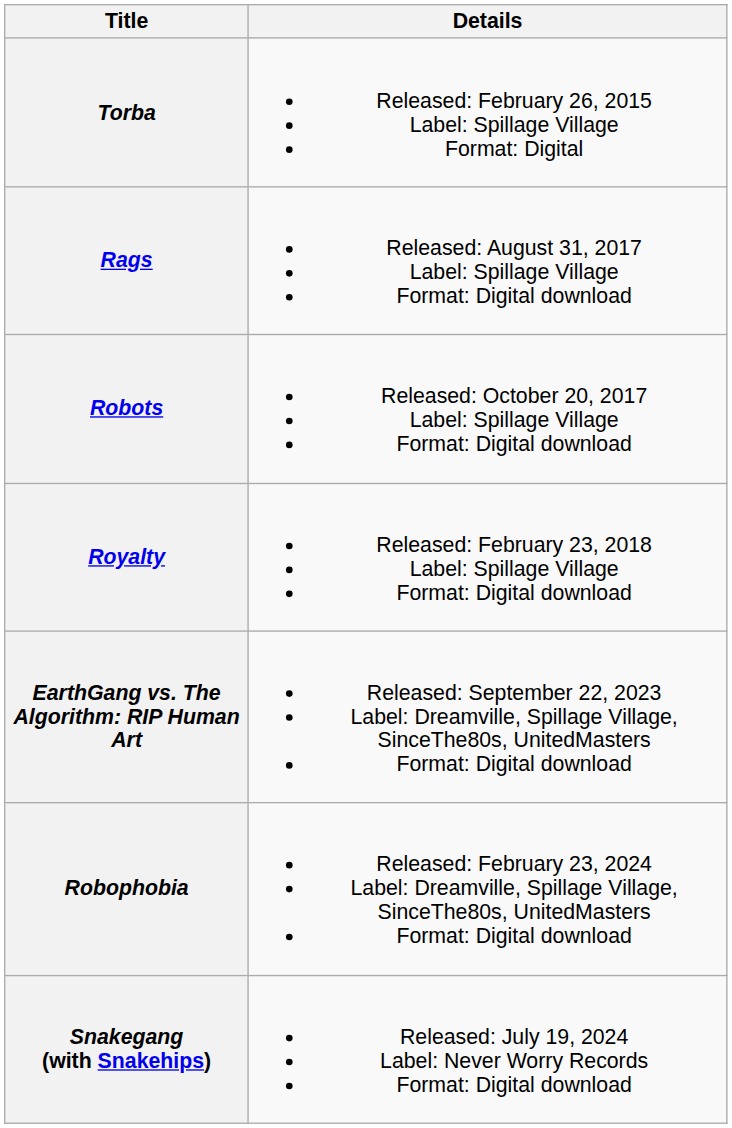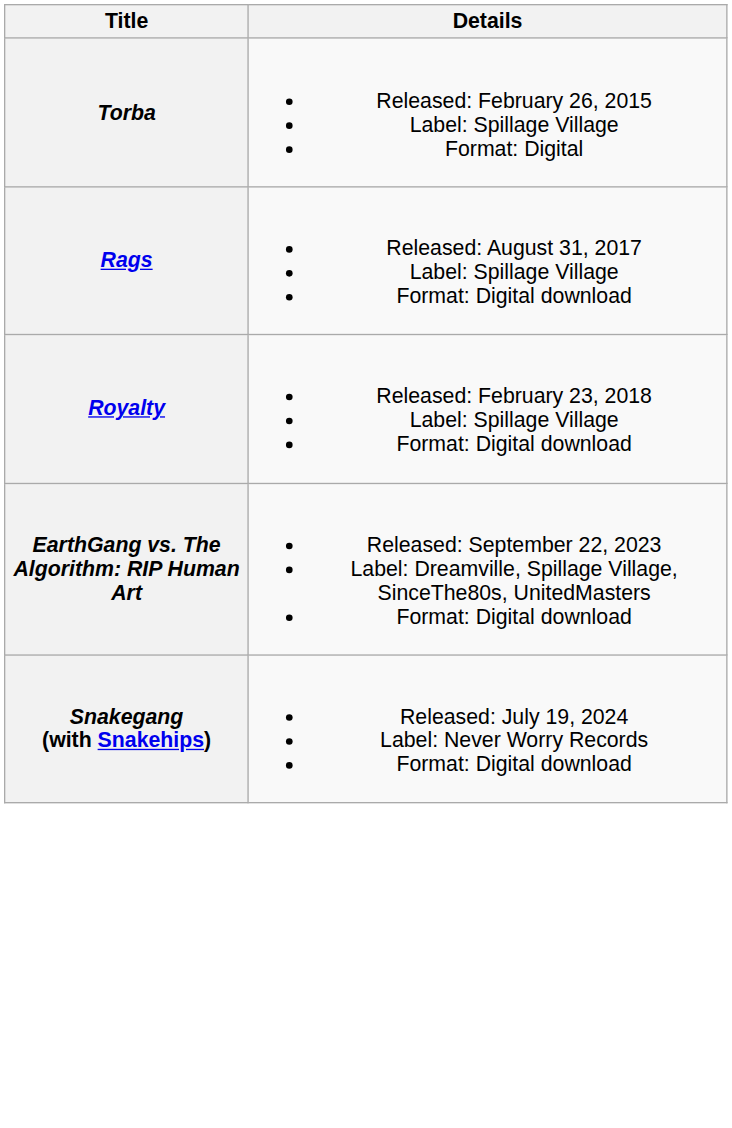- row: (127, 408)
- row: (127, 888)
